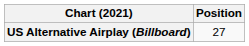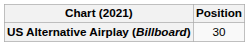(219, 32) 27 -> (219, 32) 30
